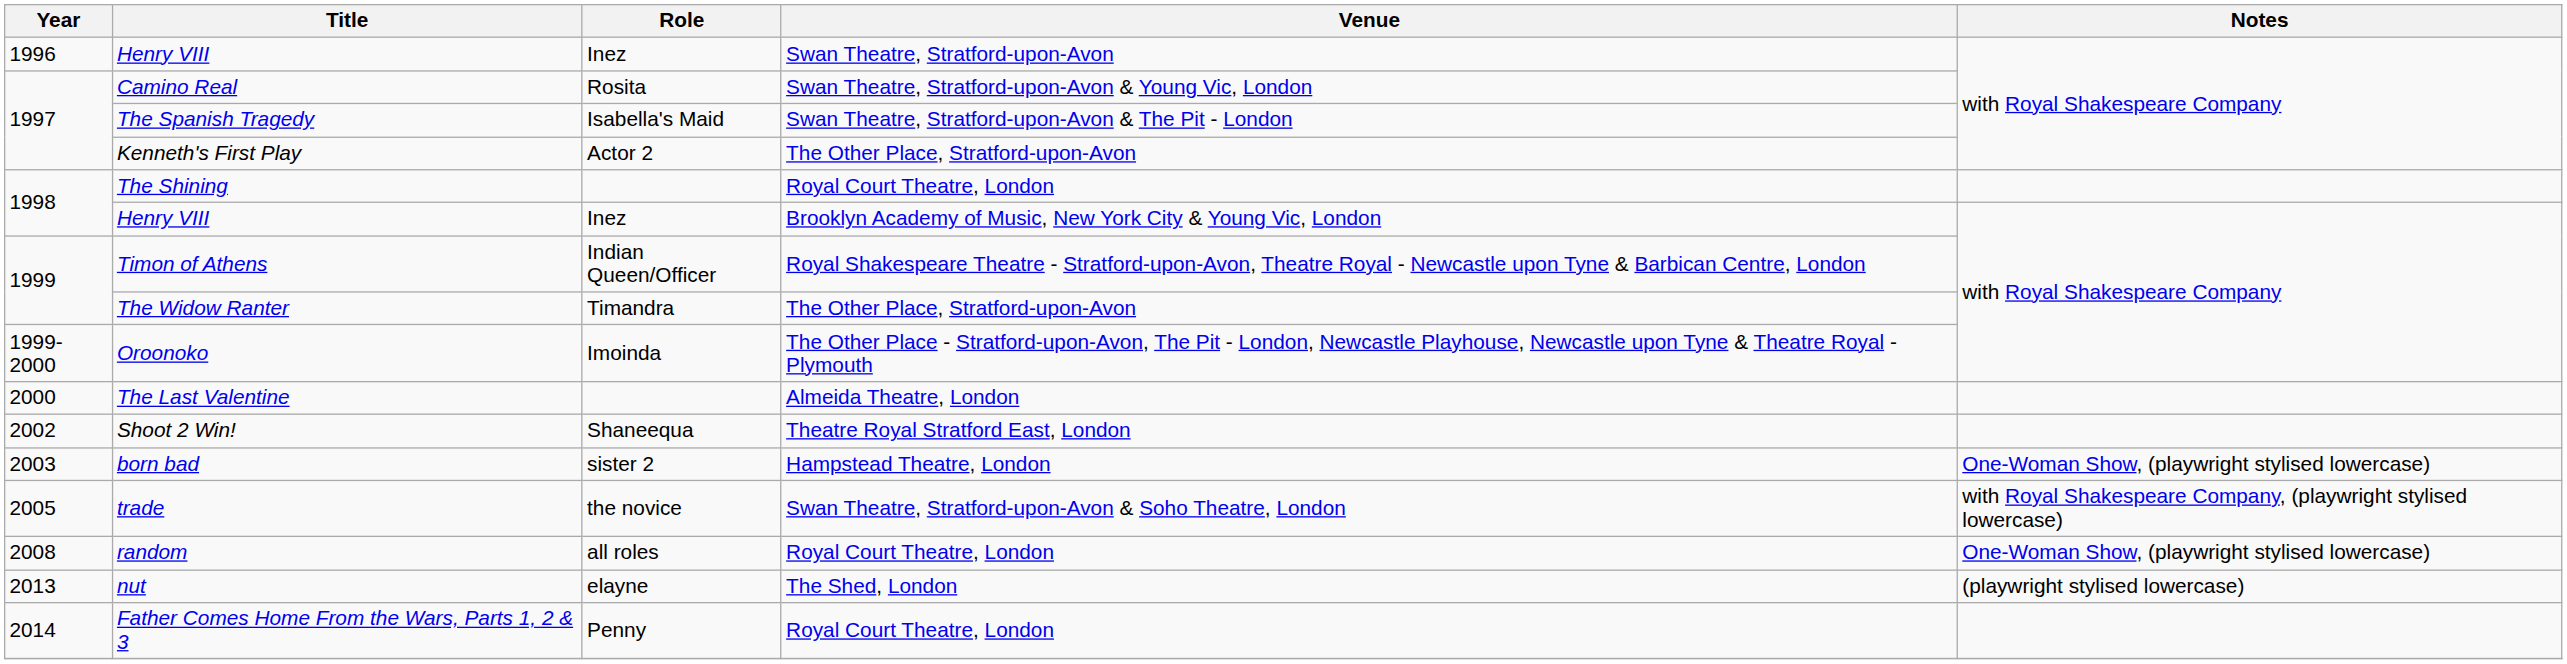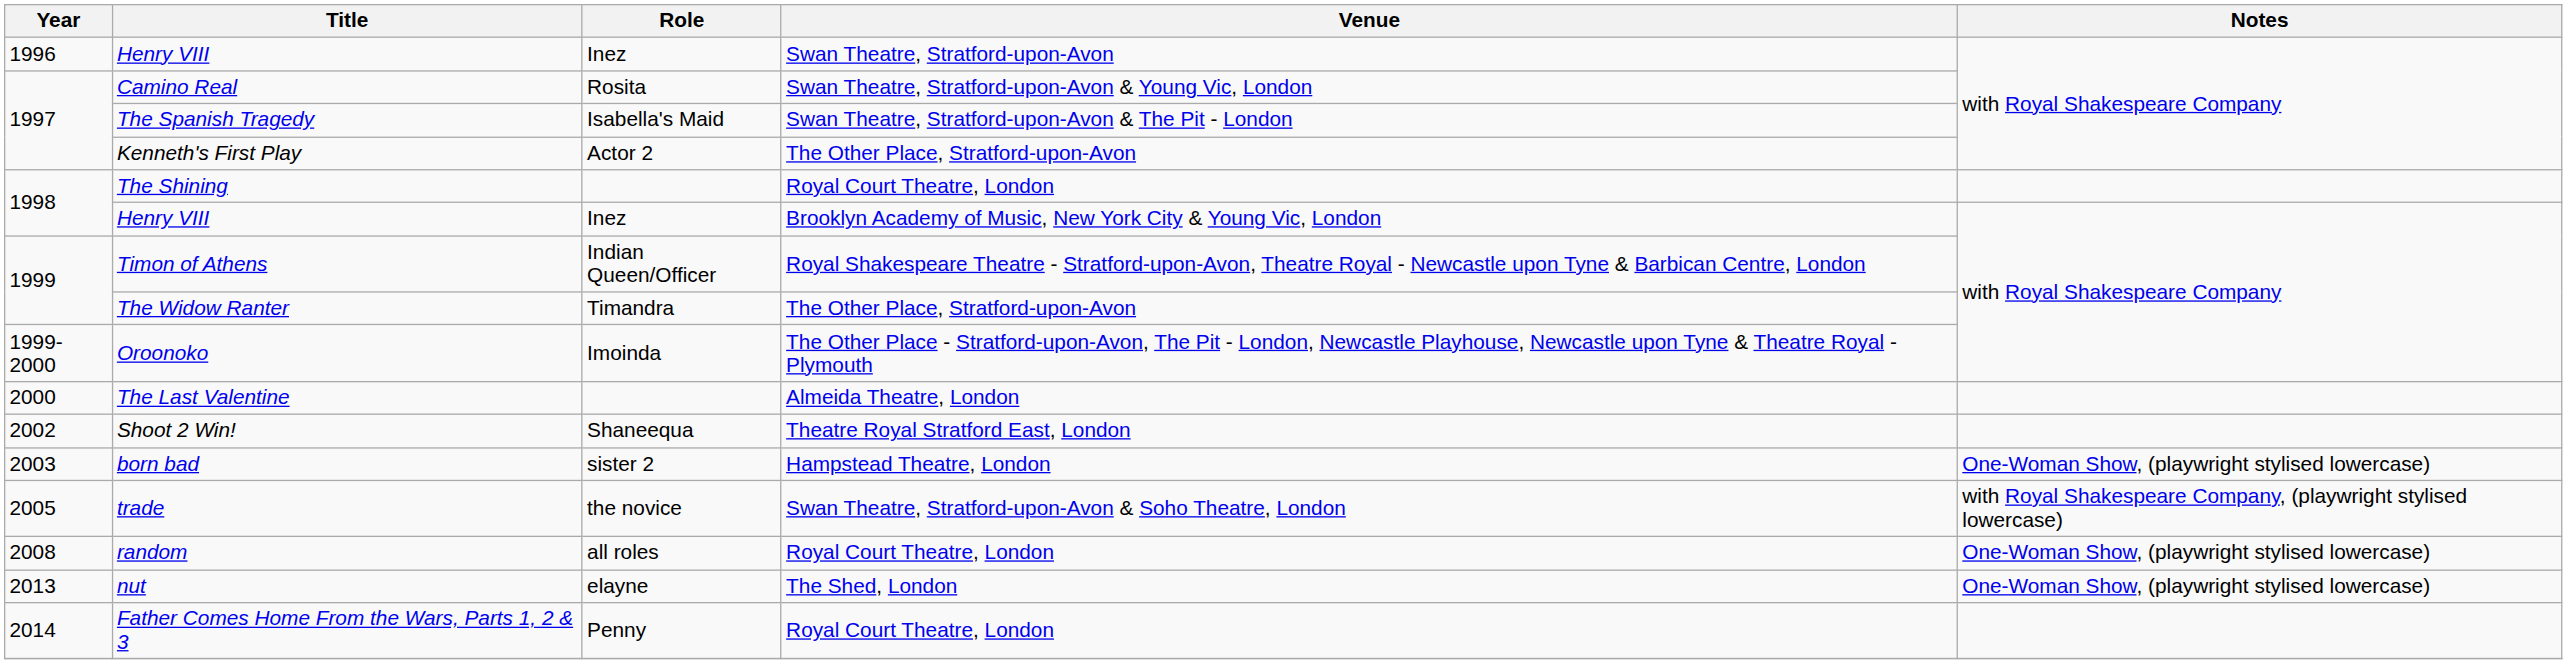(2103, 586) (playwright stylised lowercase) -> (2196, 586) One-Woman Show, (playwright stylised lowercase)
